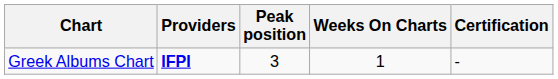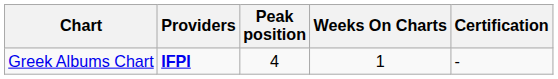(275, 61) 3 -> (275, 61) 4
